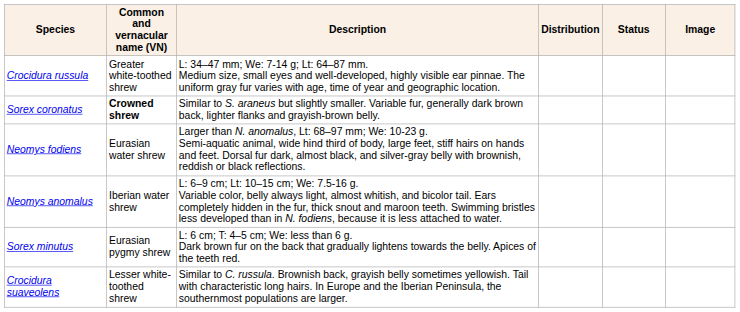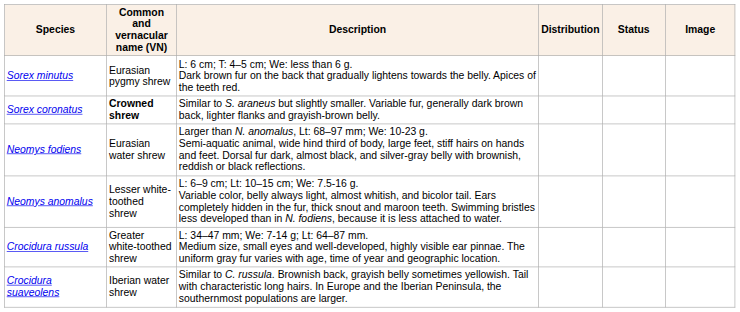rows swapped: (40, 247) <-> (47, 76)
(139, 201) Iberian water shrew -> (140, 201) Lesser white-toothed shrew
(140, 287) Lesser white-toothed shrew -> (139, 287) Iberian water shrew
